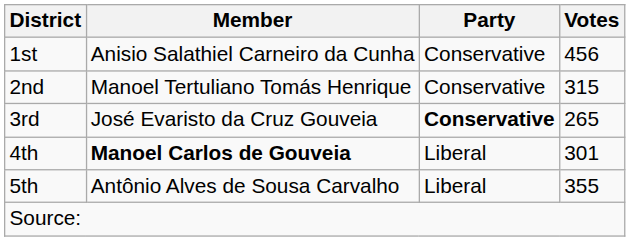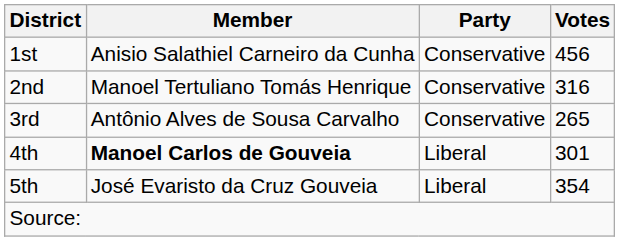(582, 86) 315 -> (572, 86) 316
(234, 119) José Evaristo da Cruz Gouveia -> (245, 119) Antônio Alves de Sousa Carvalho
(489, 119) bold -> (485, 119) normal
(245, 185) Antônio Alves de Sousa Carvalho -> (234, 185) José Evaristo da Cruz Gouveia
(582, 185) 355 -> (572, 185) 354
